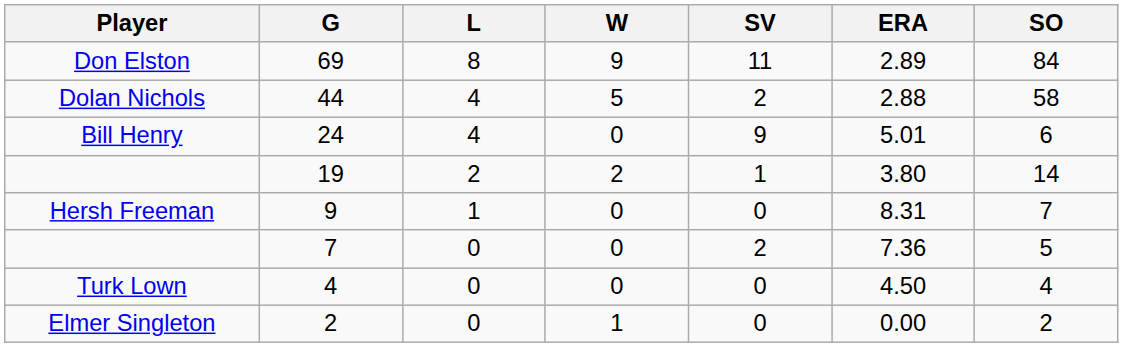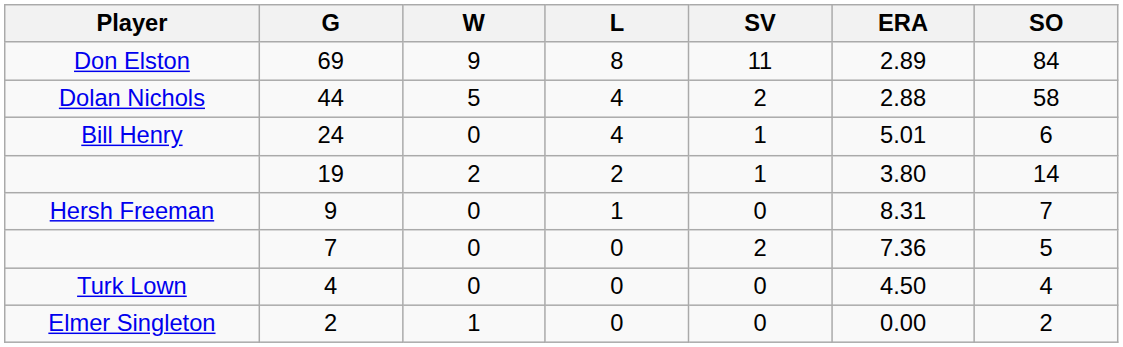columns swapped: (617, 23) <-> (474, 23)
(760, 135) 9 -> (760, 135) 1
